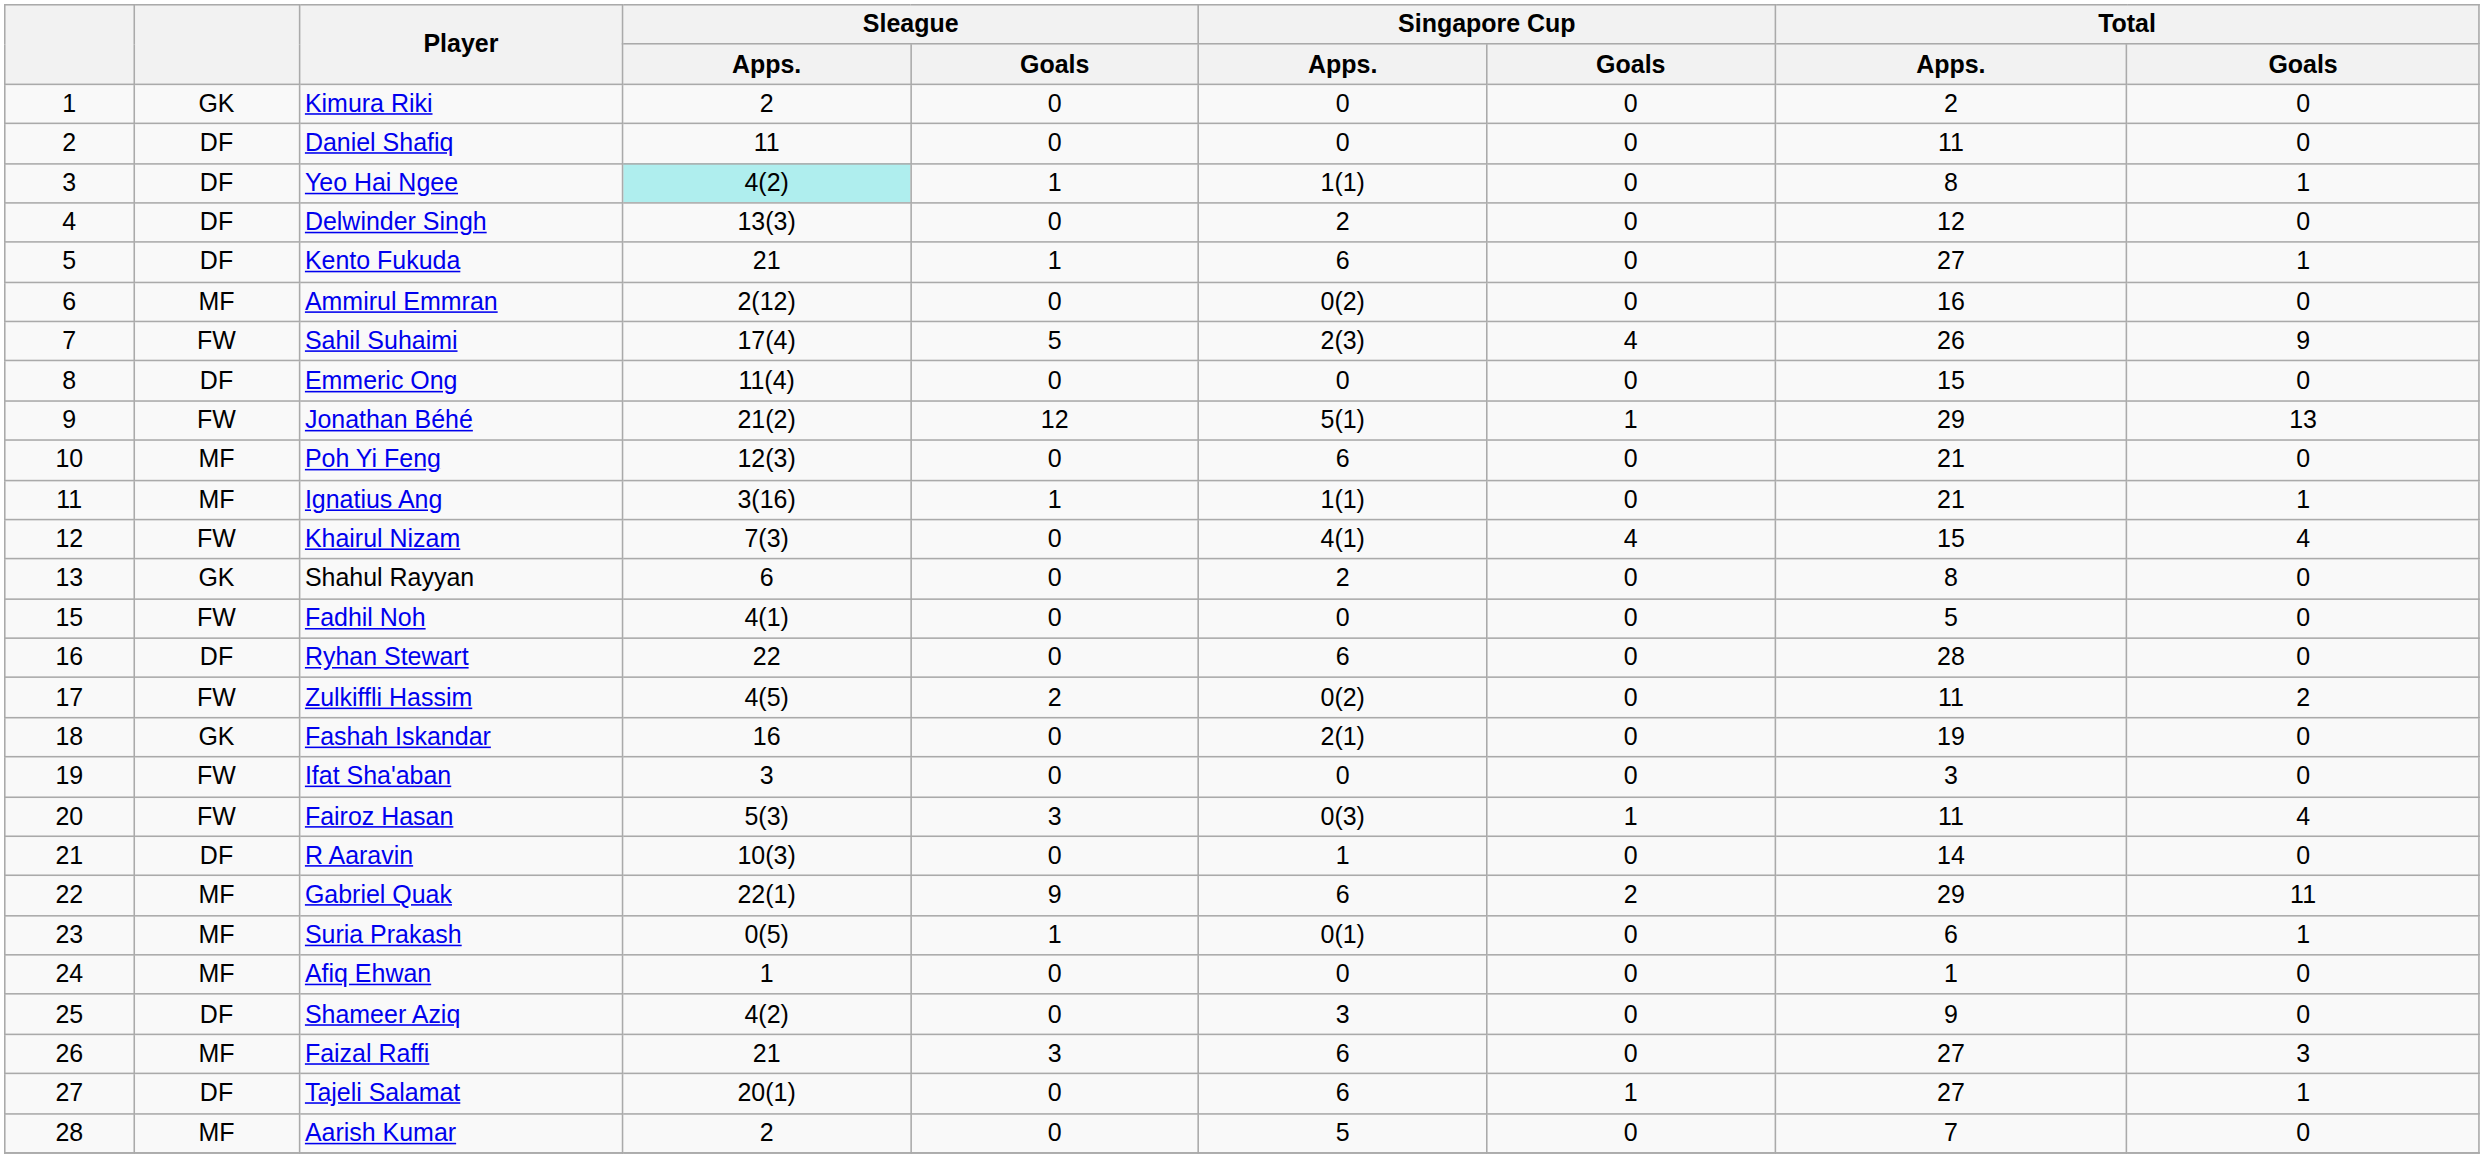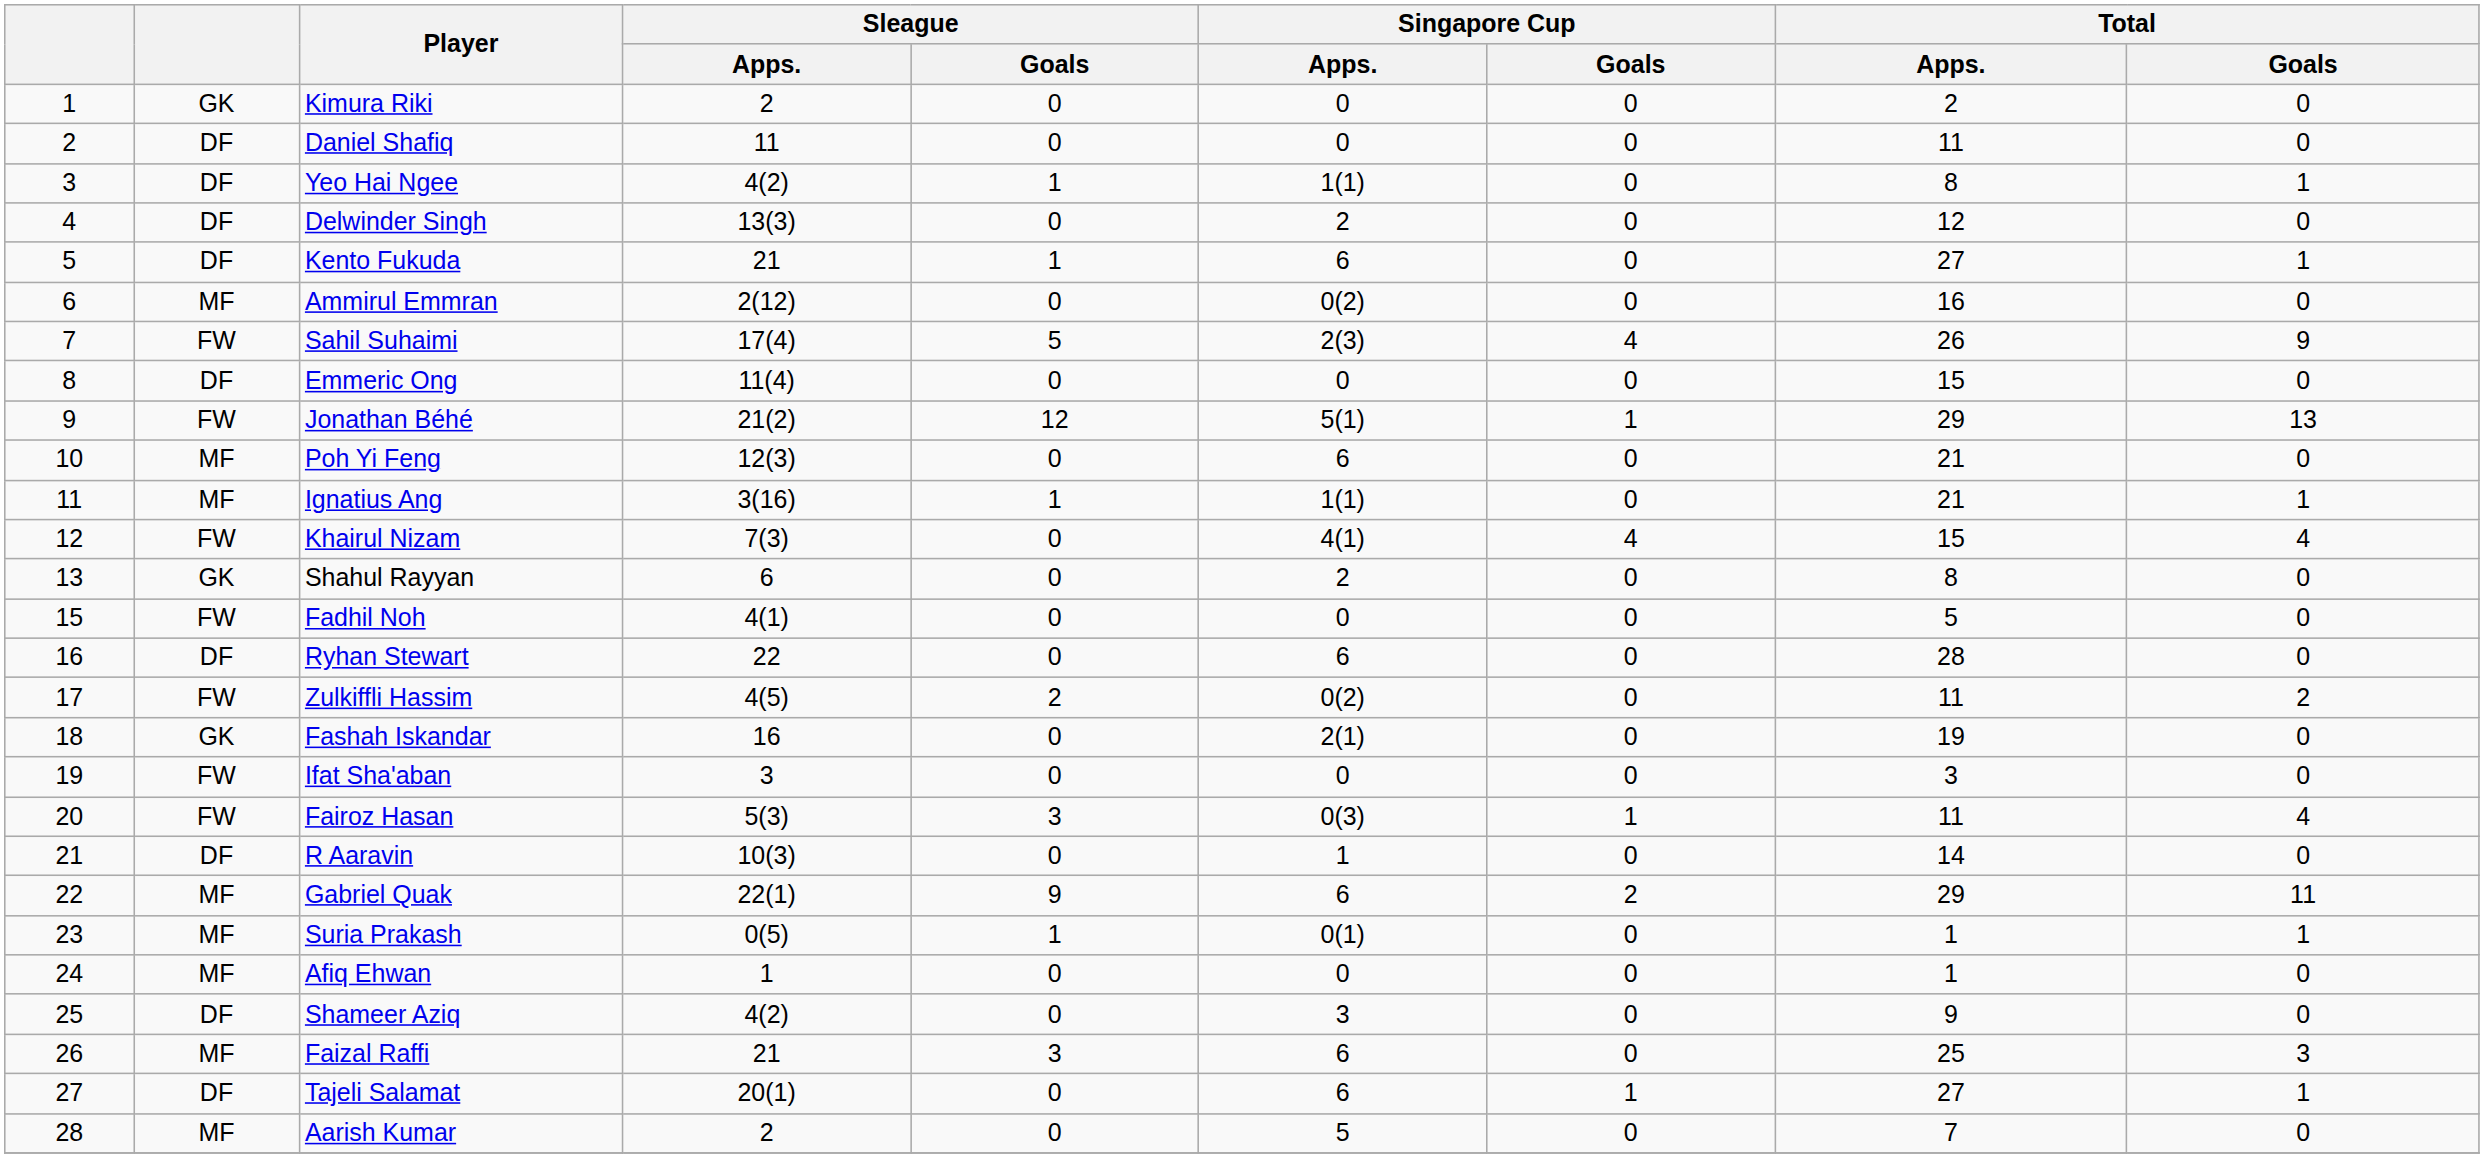(767, 182) paleturquoise background -> (767, 182) no background
(1951, 934) 6 -> (1951, 934) 1
(1951, 1053) 27 -> (1951, 1053) 25
